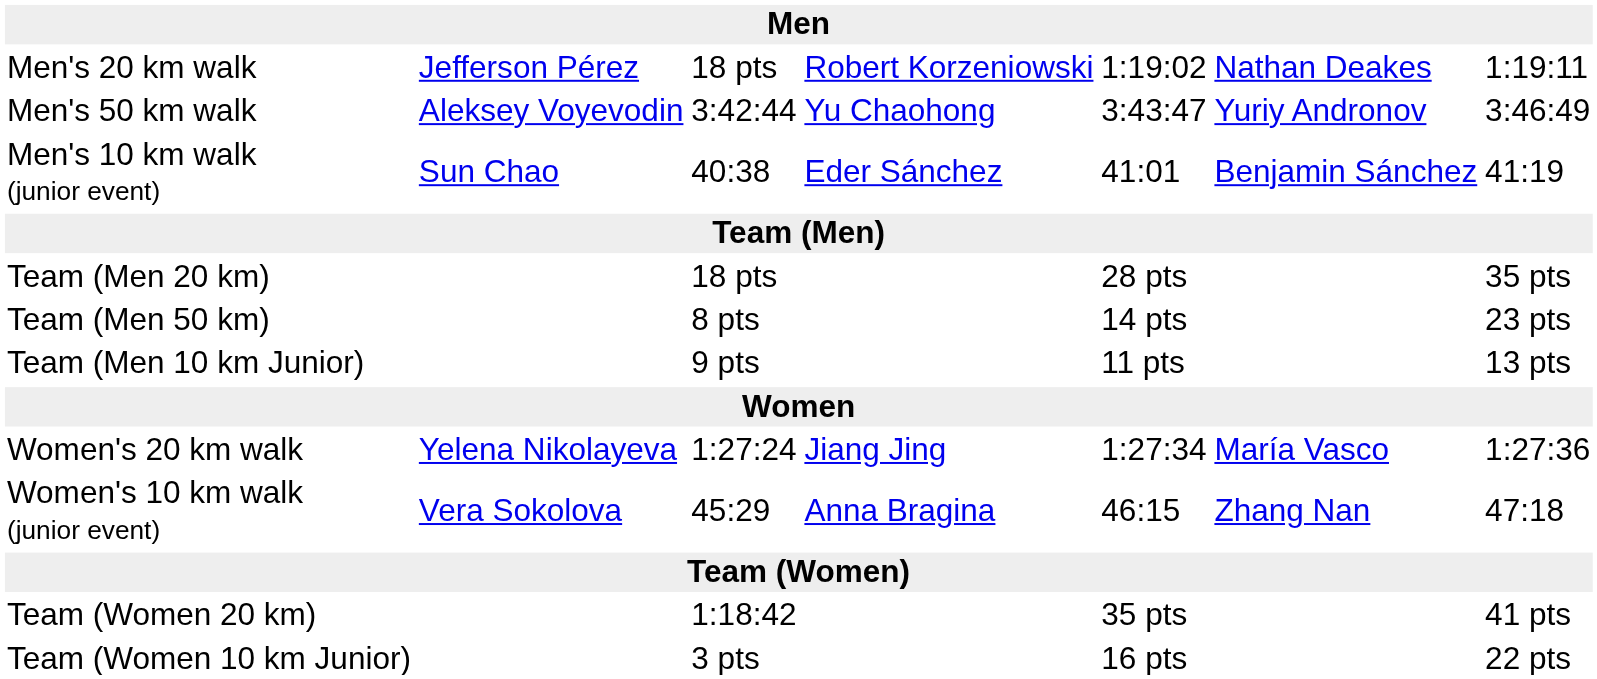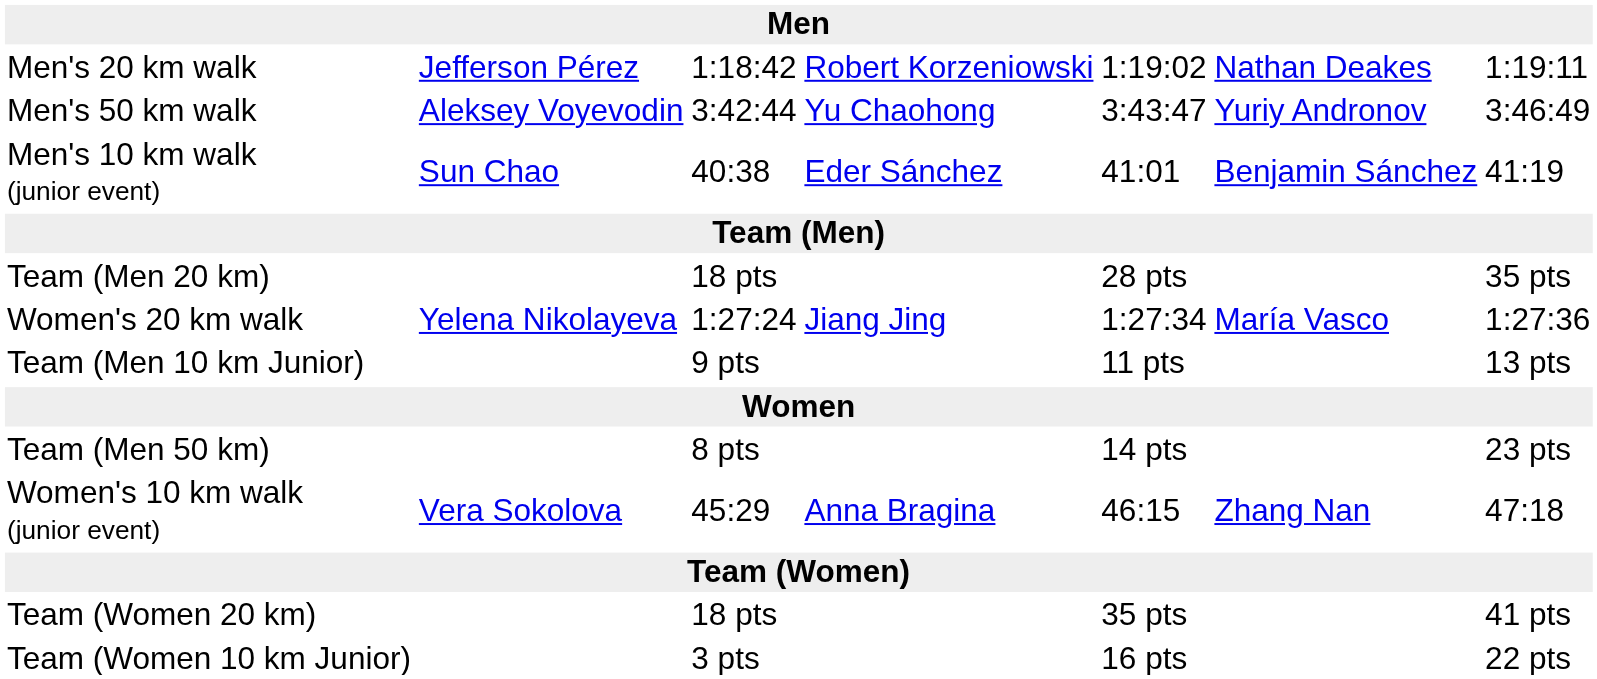(734, 67) 18 pts -> (744, 67) 1:18:42
rows swapped: (138, 319) <-> (155, 449)
(744, 615) 1:18:42 -> (734, 615) 18 pts
